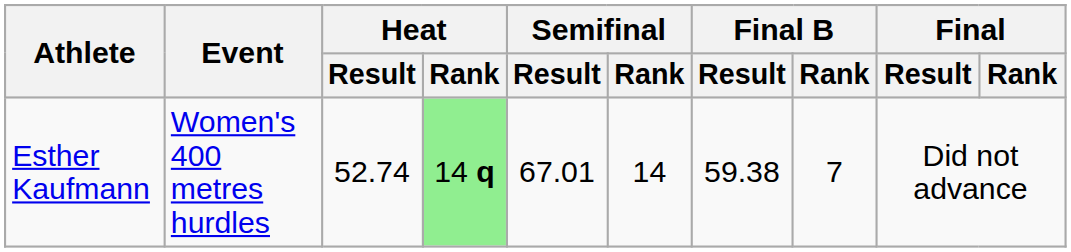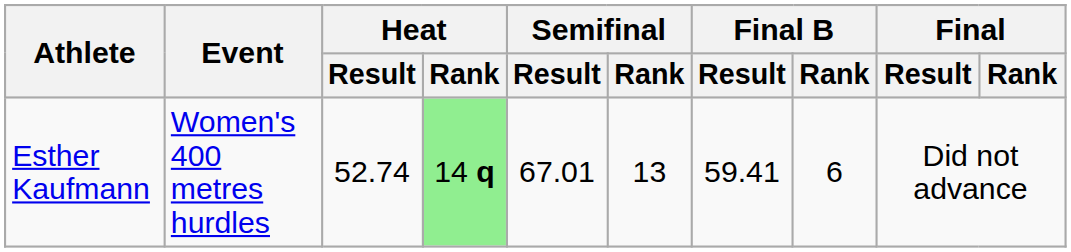(649, 173) 14 -> (649, 173) 13
(742, 173) 59.38 -> (742, 173) 59.41
(834, 173) 7 -> (834, 173) 6
